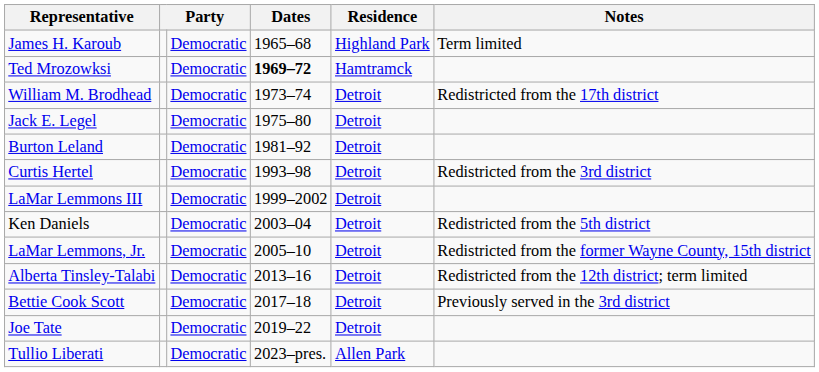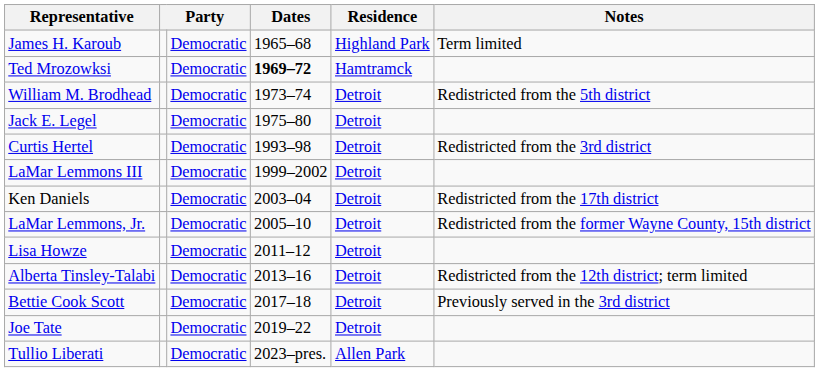(548, 95) Redistricted from the 17th district -> (544, 95) Redistricted from the 5th district
- row: (56, 146)
(544, 224) Redistricted from the 5th district -> (548, 198) Redistricted from the 17th district
+ row: (47, 250)
